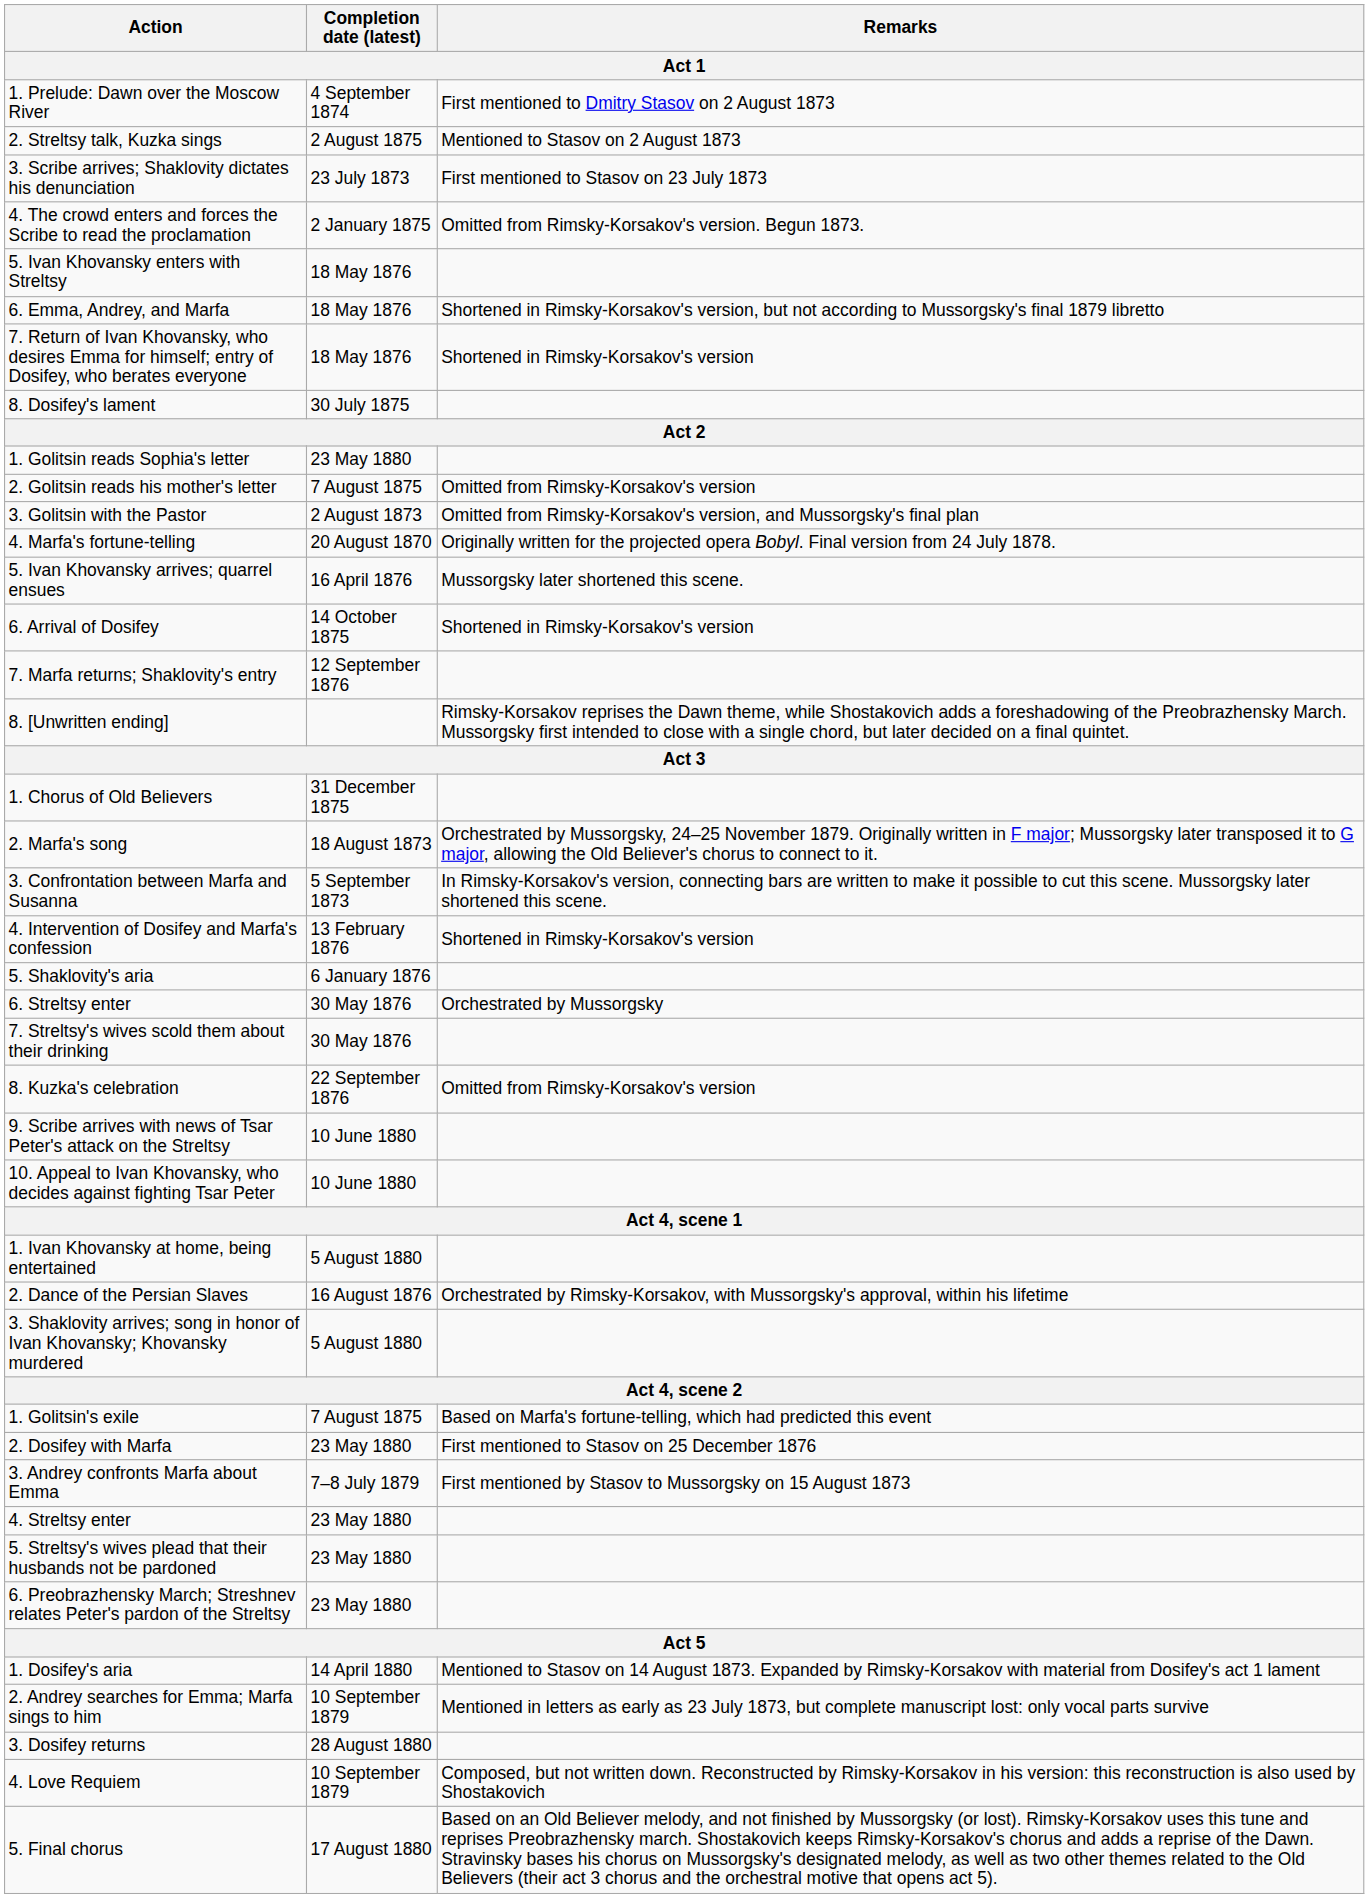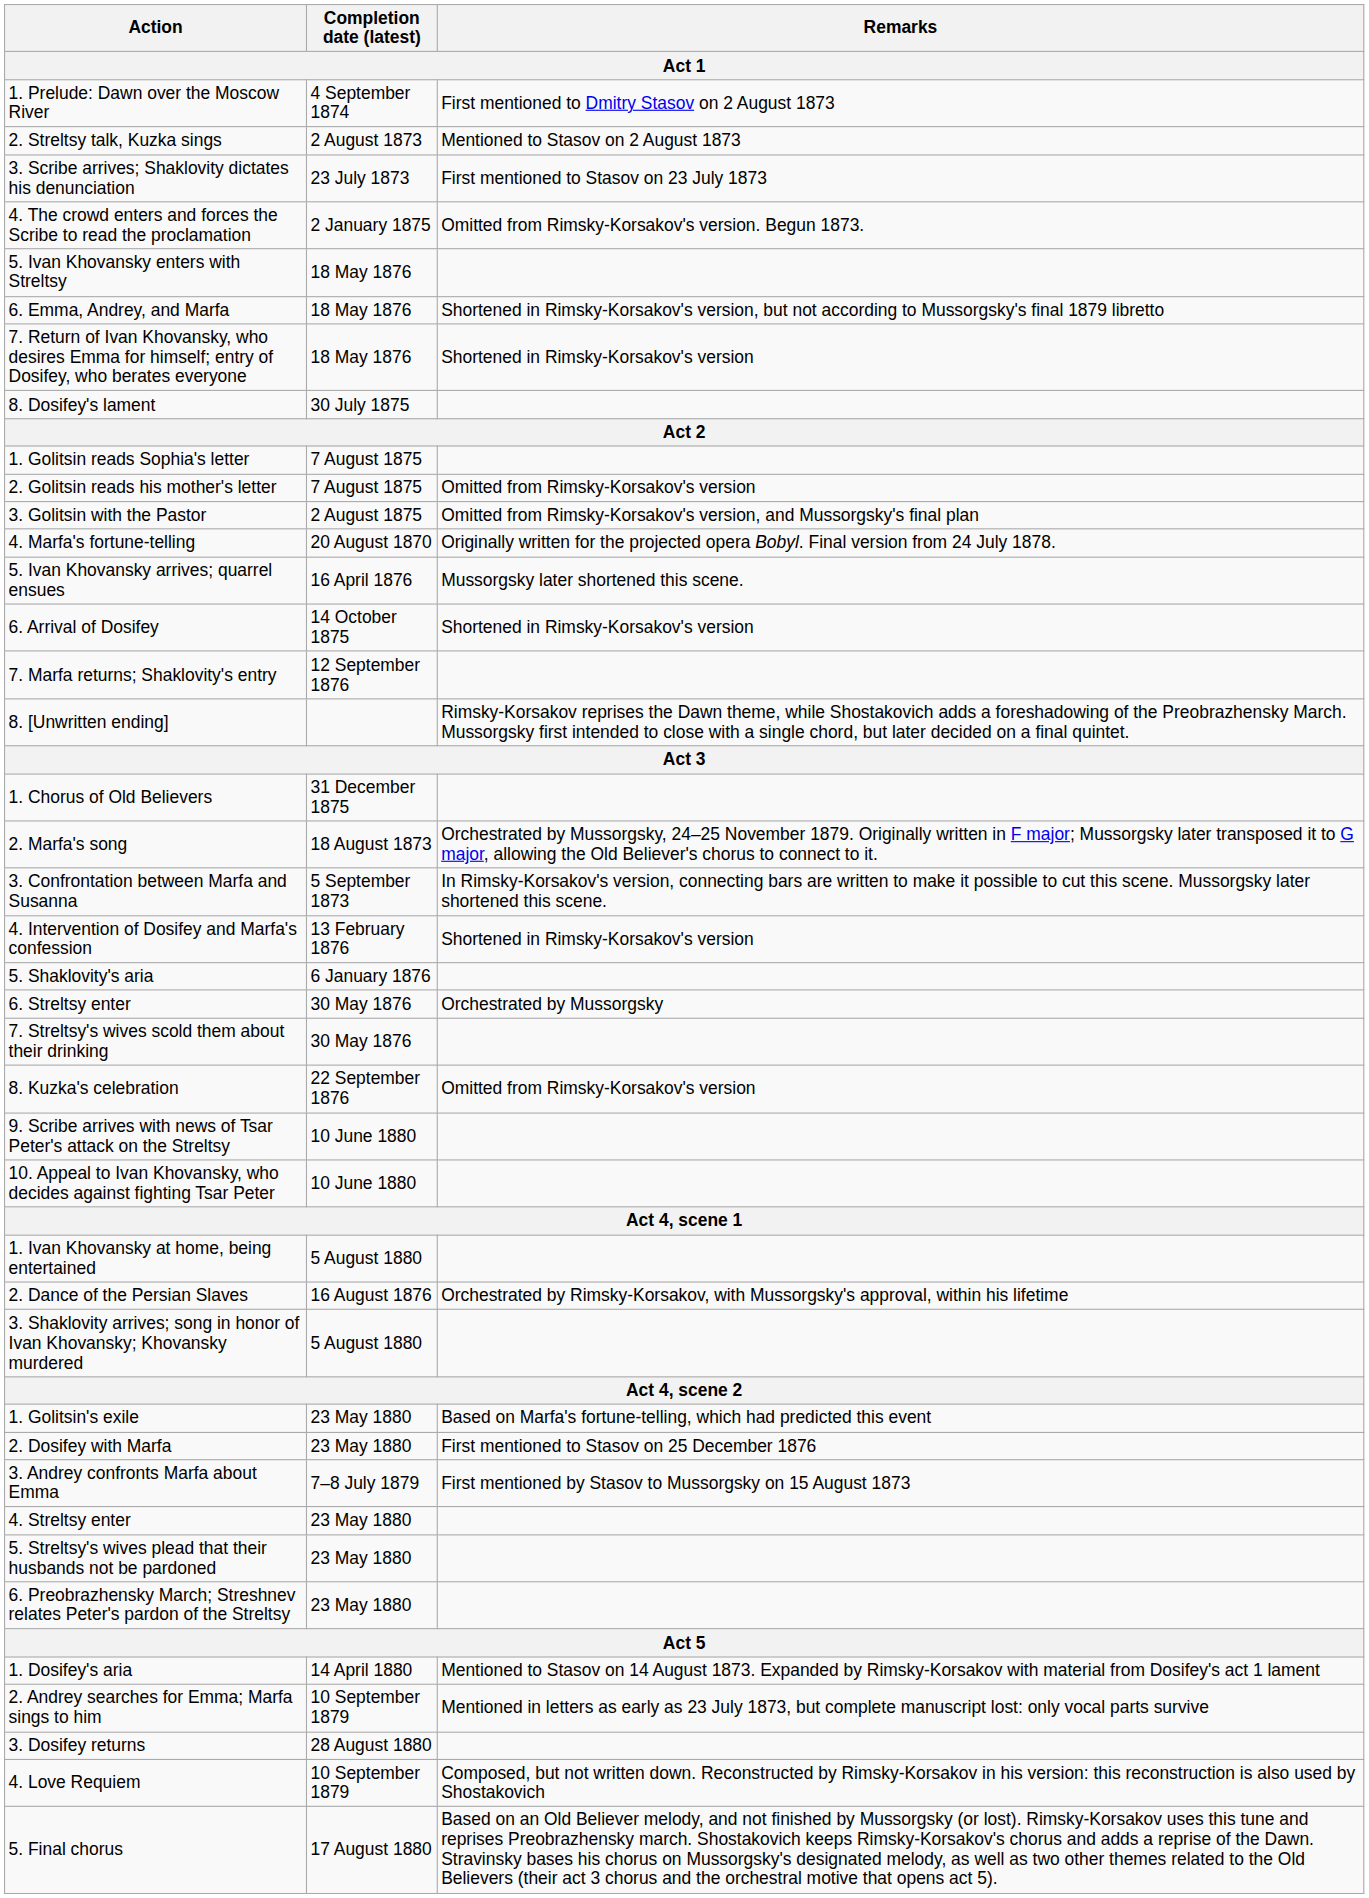(366, 140) 2 August 1875 -> (366, 140) 2 August 1873
(361, 459) 23 May 1880 -> (366, 459) 7 August 1875
(366, 515) 2 August 1873 -> (366, 515) 2 August 1875
(366, 1418) 7 August 1875 -> (361, 1418) 23 May 1880
